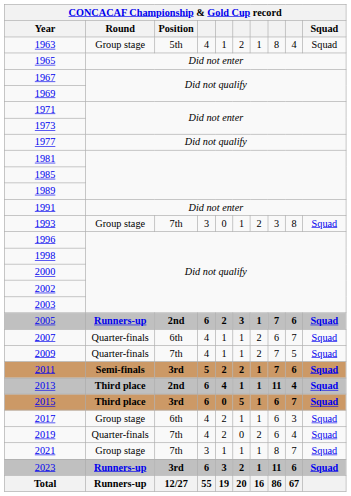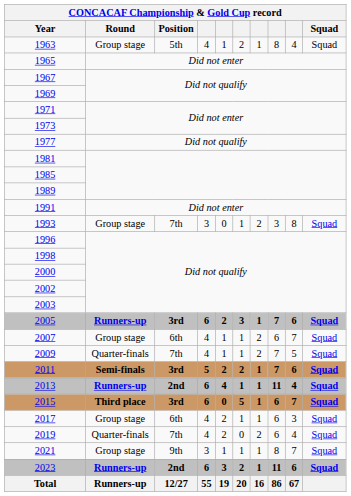(176, 321) 2nd -> (176, 321) 3rd
(120, 337) Quarter-finals -> (120, 337) Group stage
(120, 386) Third place -> (120, 386) Runners-up
(176, 451) 7th -> (176, 451) 9th
(176, 467) 3rd -> (176, 467) 2nd
